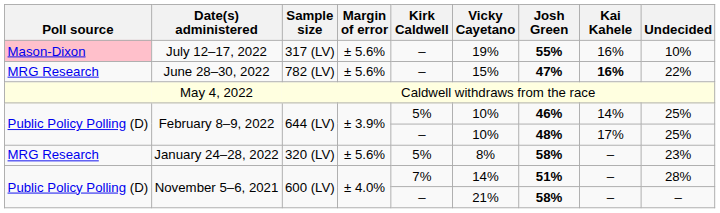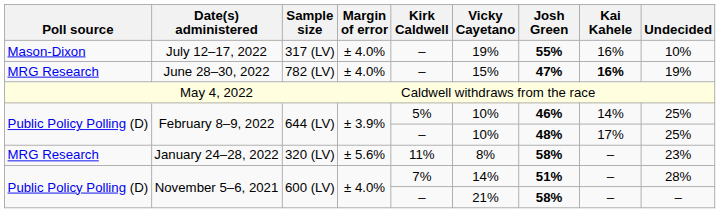(47, 51) pink background -> (47, 51) no background
(365, 51) ± 5.6% -> (365, 51) ± 4.0%
(365, 72) ± 5.6% -> (365, 72) ± 4.0%
(678, 72) 22% -> (678, 72) 19%
(422, 156) 5% -> (422, 156) 11%
